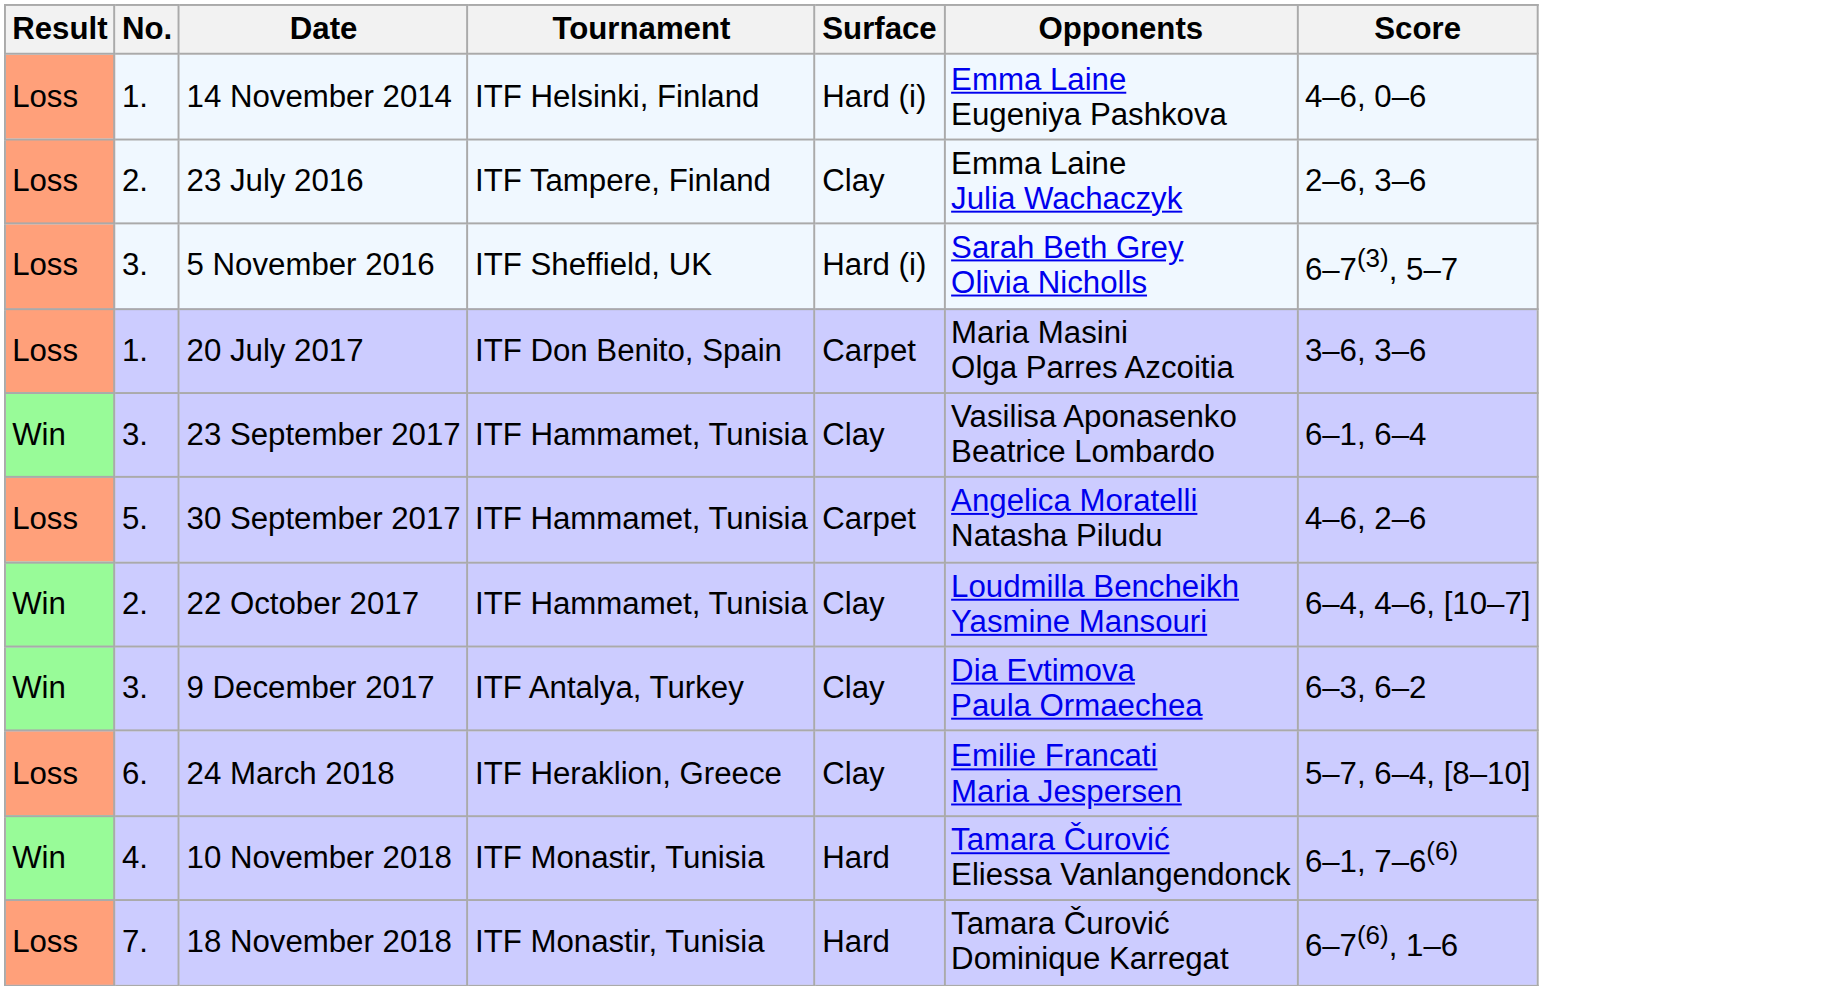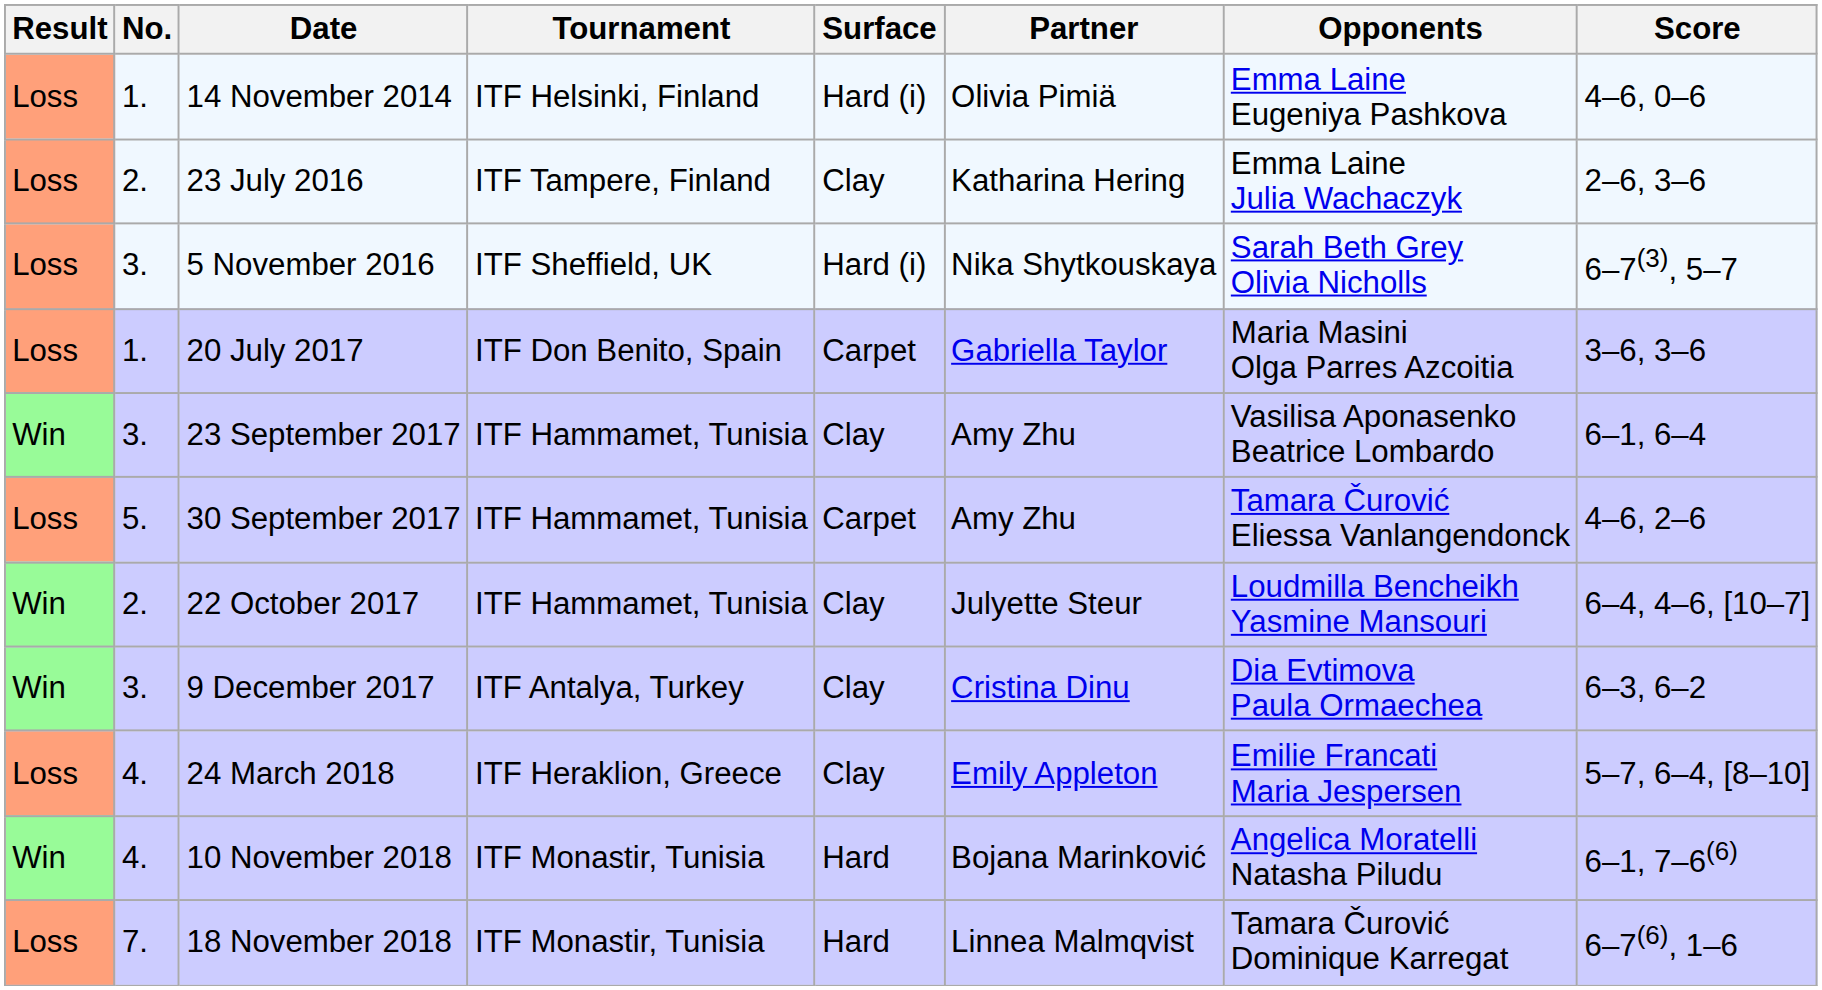+ column: (1084, 29)
(1074, 519) Angelica Moratelli Natasha Piludu -> (1401, 519) Tamara Čurović Eliessa Vanlangendonck
(135, 772) 6. -> (135, 772) 4.
(1121, 857) Tamara Čurović Eliessa Vanlangendonck -> (1354, 857) Angelica Moratelli Natasha Piludu
